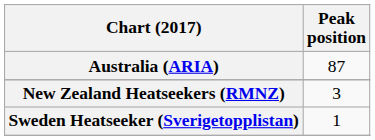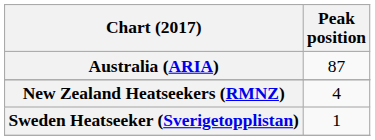(337, 93) 3 -> (337, 93) 4
